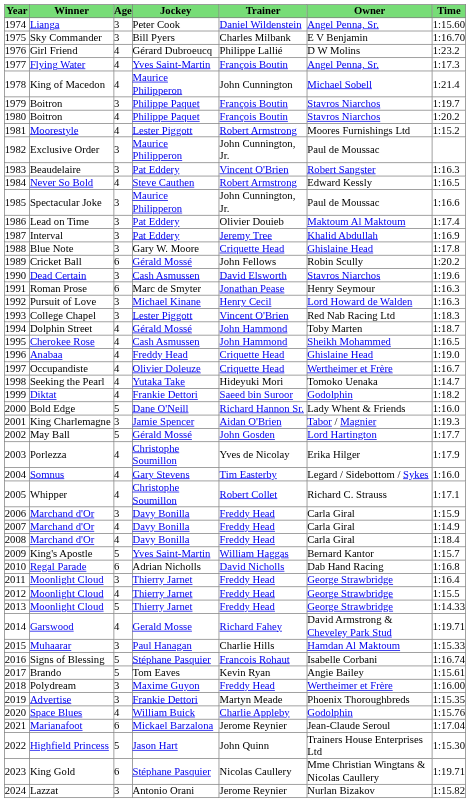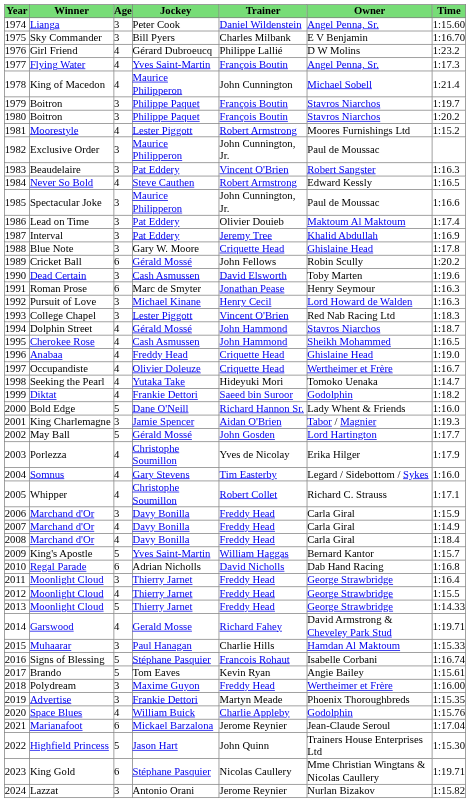(117, 116) 4 -> (117, 116) 3
(344, 275) Stavros Niarchos -> (335, 275) Toby Marten
(335, 328) Toby Marten -> (344, 328) Stavros Niarchos
